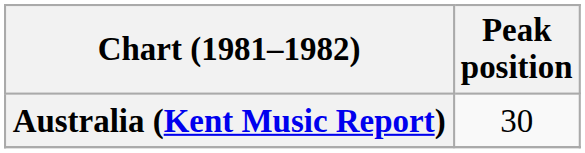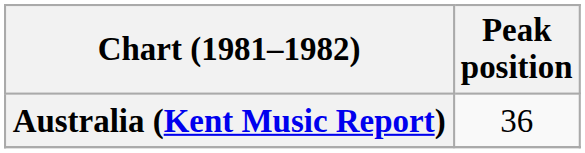(517, 119) 30 -> (517, 119) 36
